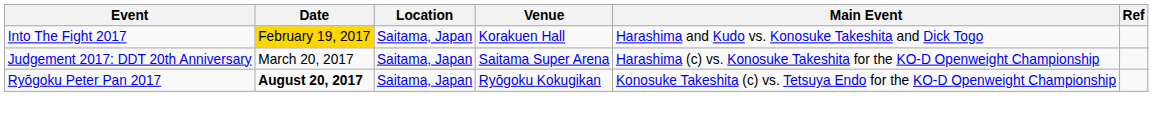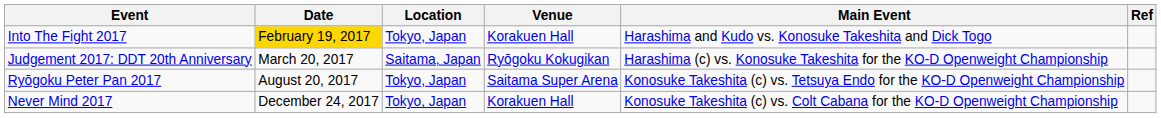(425, 37) Saitama, Japan -> (426, 37) Tokyo, Japan
(544, 58) Saitama Super Arena -> (548, 58) Ryōgoku Kokugikan
(311, 80) bold -> (308, 80) normal
(425, 80) Saitama, Japan -> (426, 80) Tokyo, Japan
(540, 80) Ryōgoku Kokugikan -> (553, 80) Saitama Super Arena
+ row: (60, 102)
